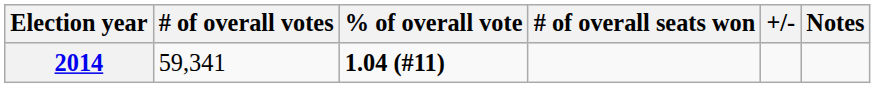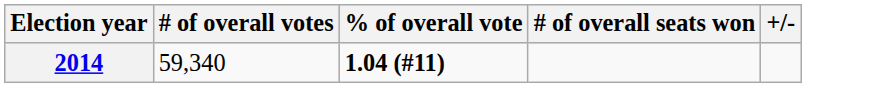- column: (835, 23)
(192, 62) 59,341 -> (192, 62) 59,340
